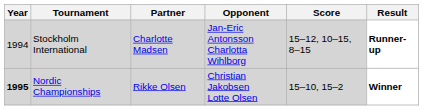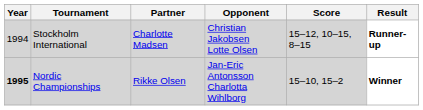(231, 44) Jan-Eric Antonsson Charlotta Wihlborg -> (232, 39) Christian Jakobsen Lotte Olsen
(232, 87) Christian Jakobsen Lotte Olsen -> (231, 81) Jan-Eric Antonsson Charlotta Wihlborg
